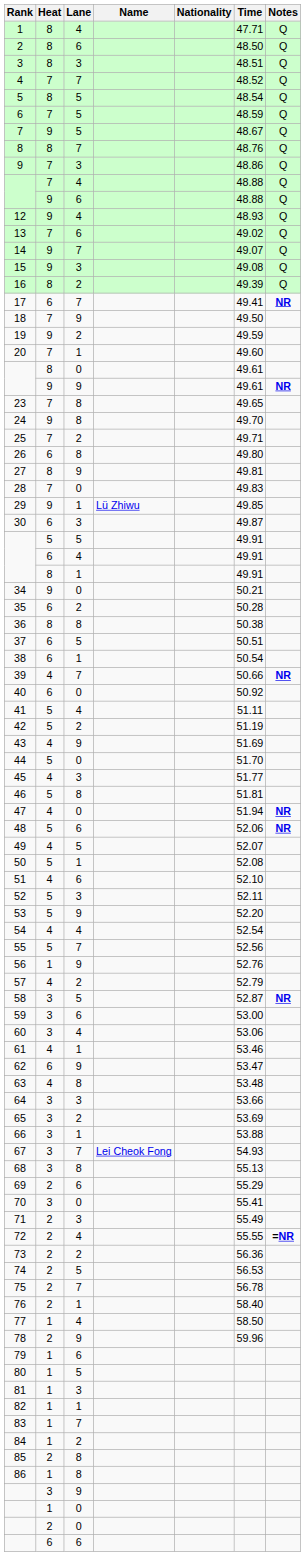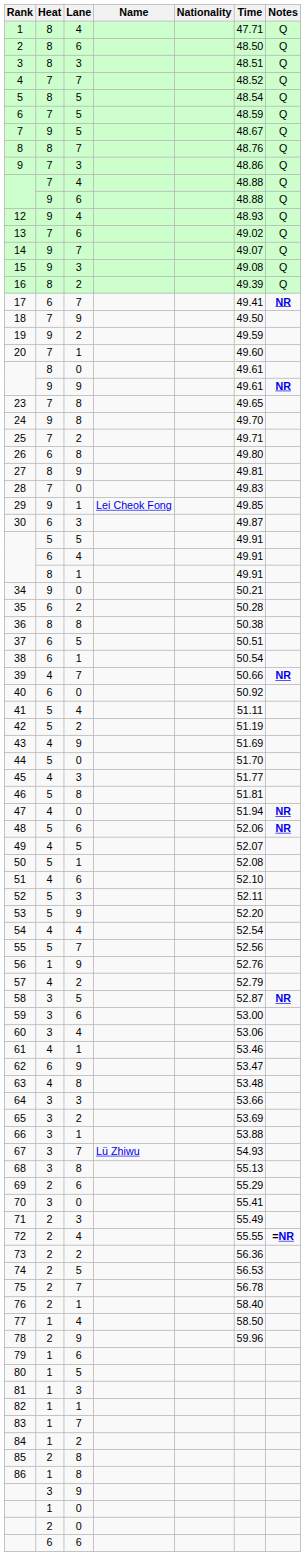(118, 506) Lü Zhiwu -> (134, 506) Lei Cheok Fong
(134, 1152) Lei Cheok Fong -> (118, 1152) Lü Zhiwu
